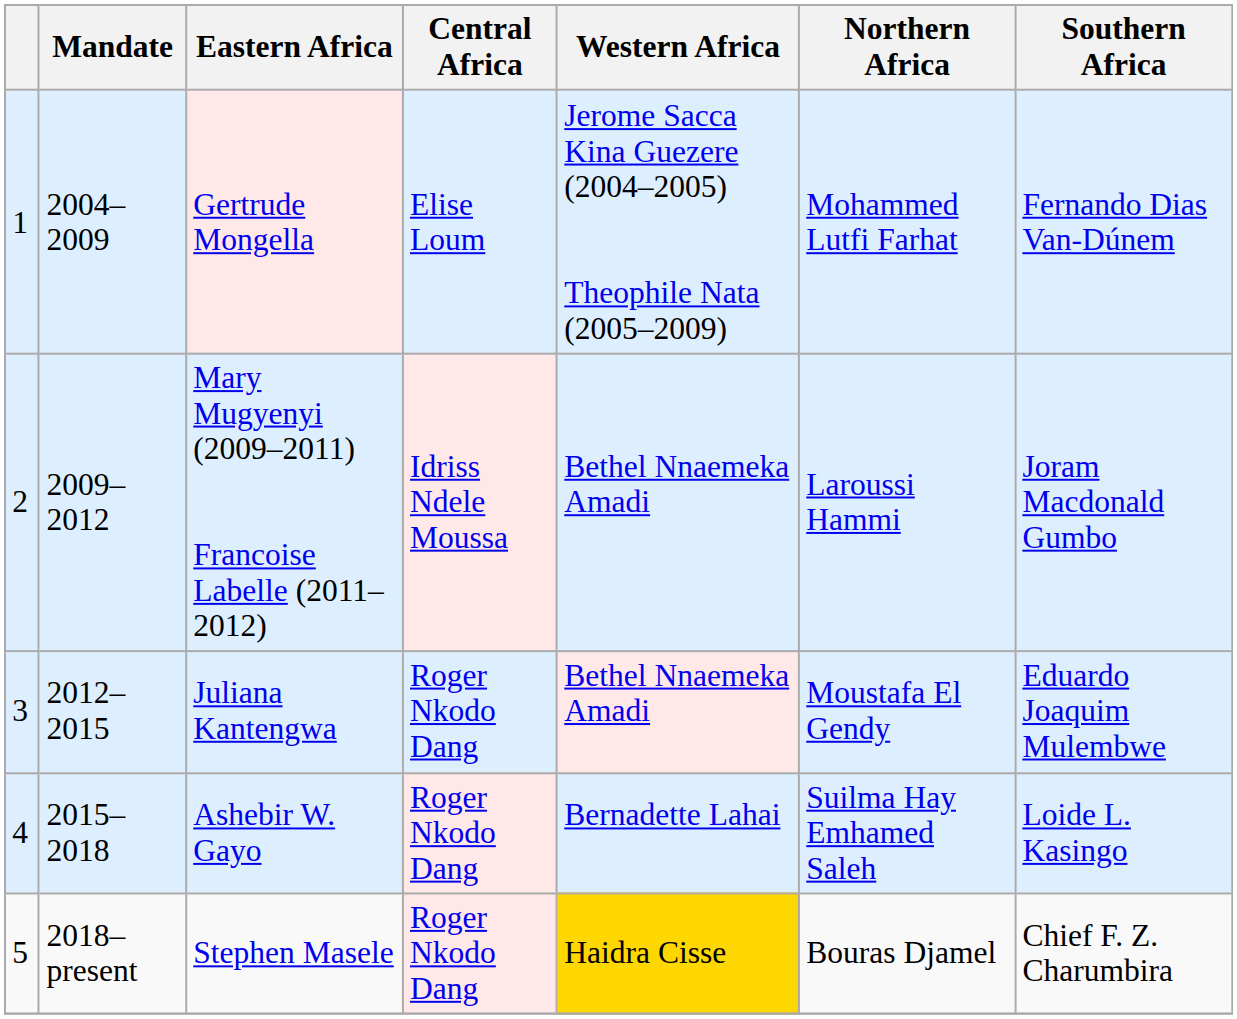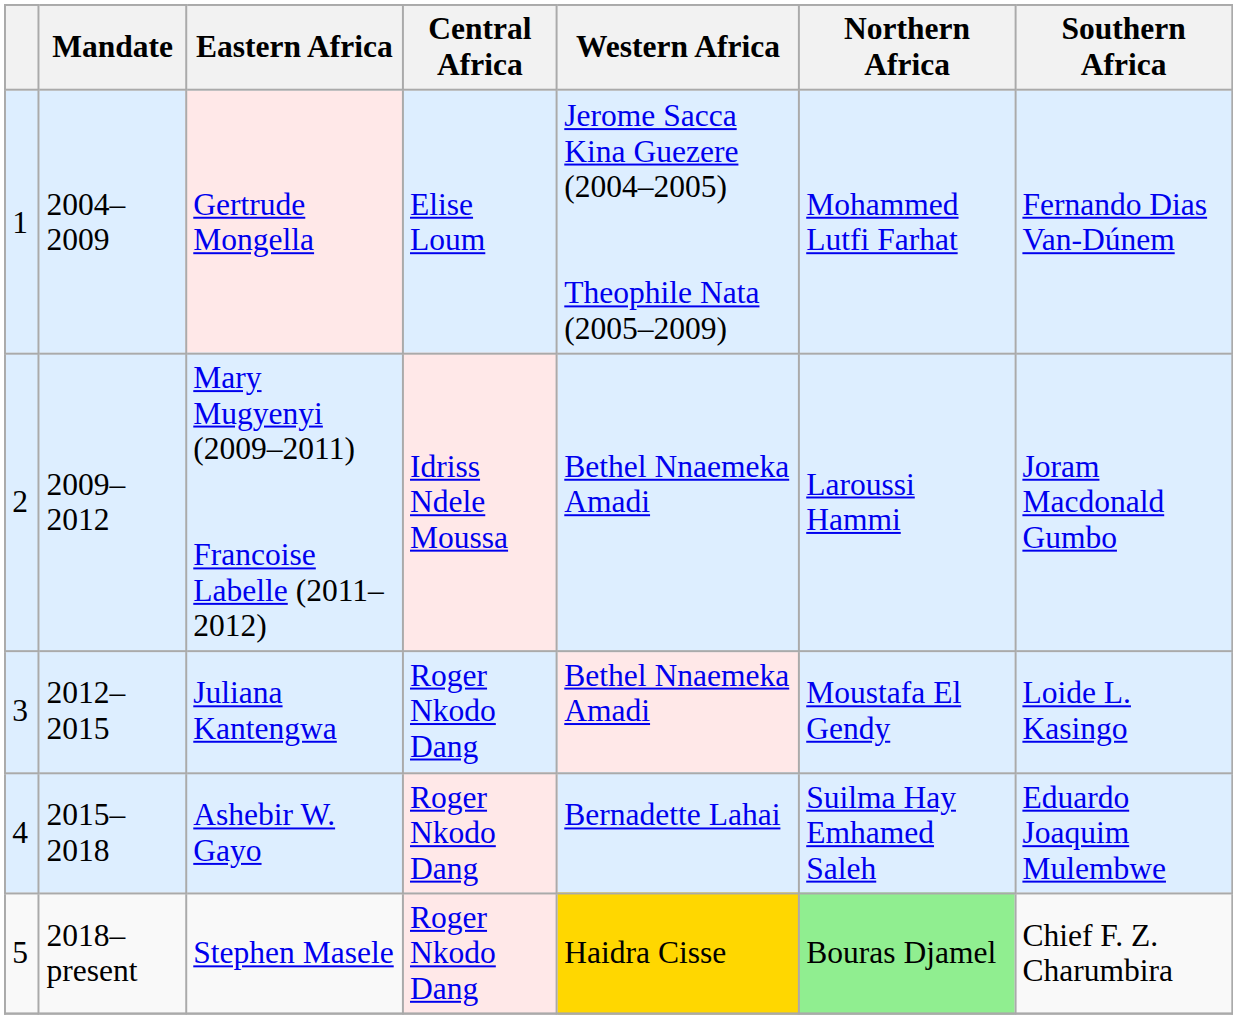(1094, 711) Eduardo Joaquim Mulembwe -> (1077, 711) Loide L. Kasingo
(1077, 832) Loide L. Kasingo -> (1094, 832) Eduardo Joaquim Mulembwe
(901, 953) no background -> (901, 953) lightgreen background
